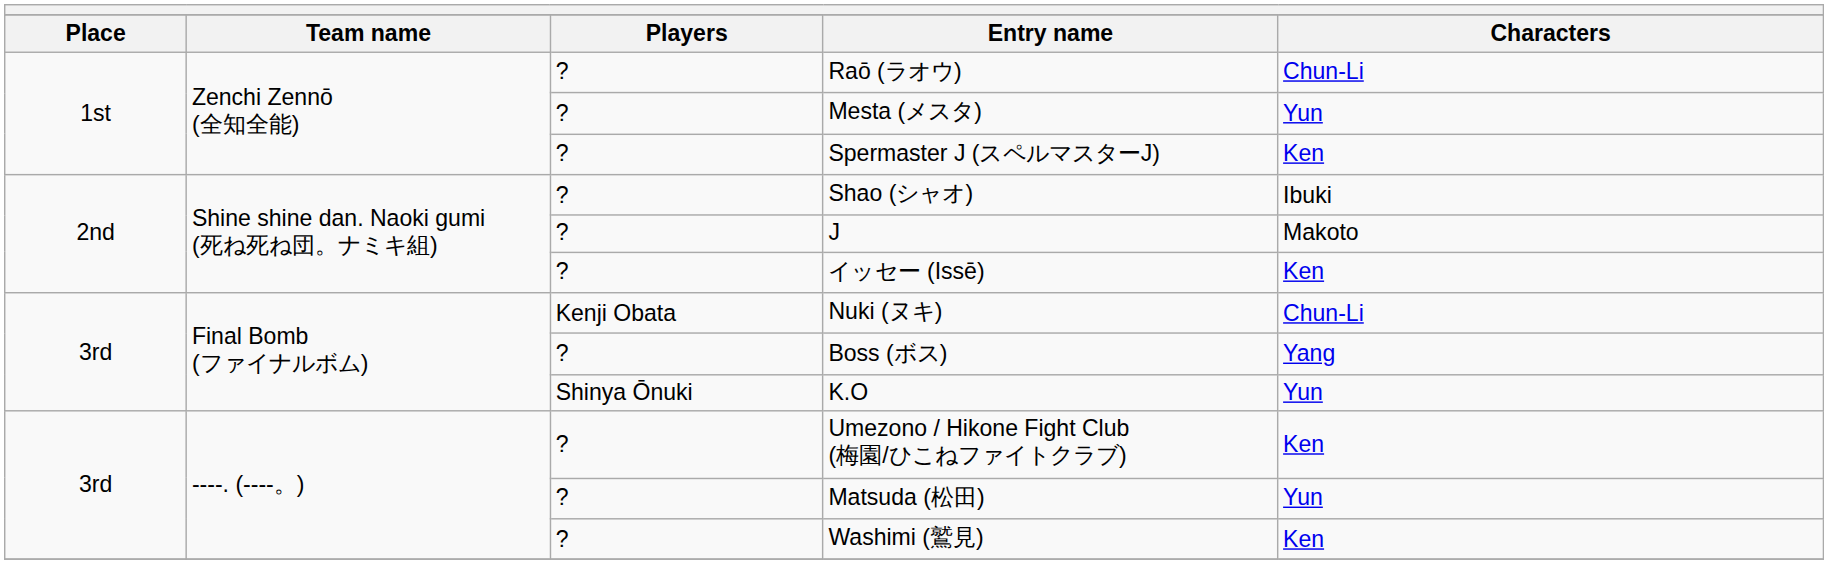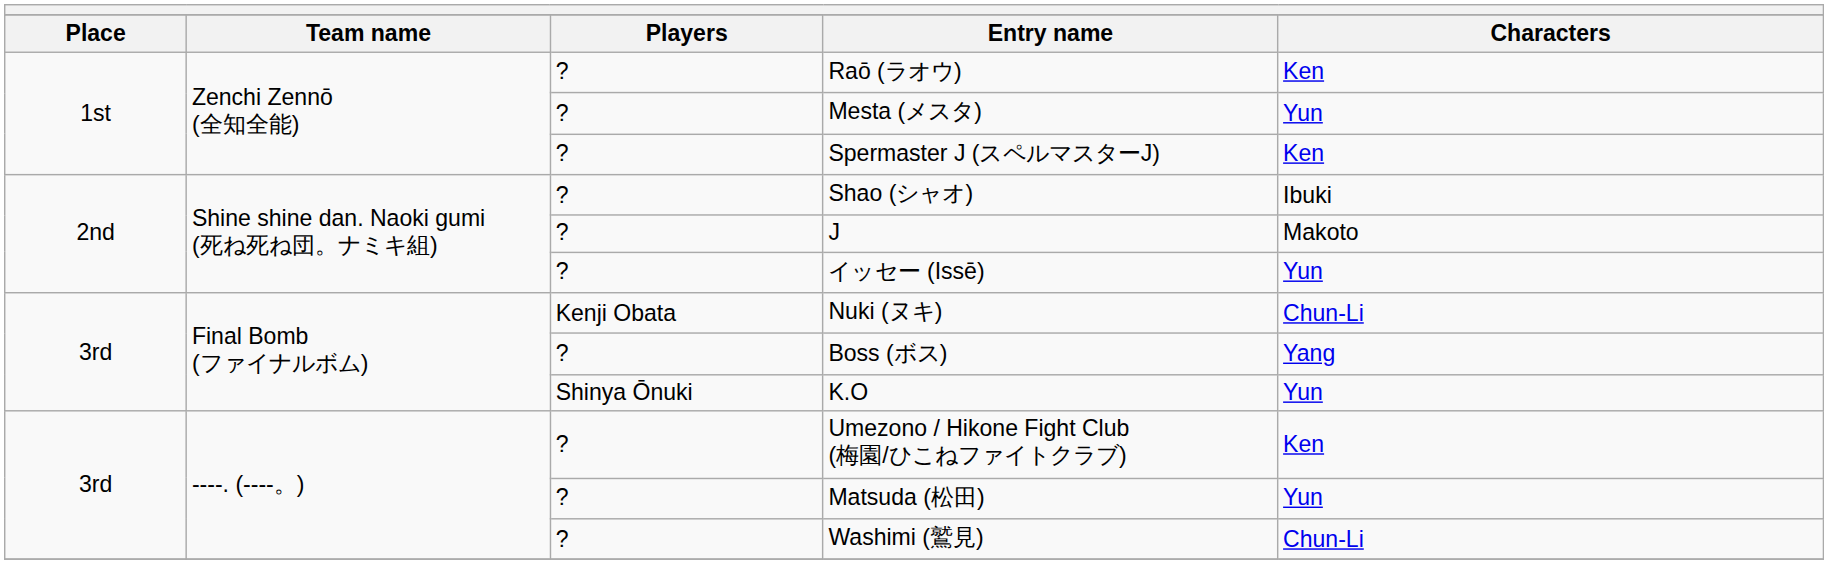(1323, 72) Chun-Li -> (1304, 72) Ken
(1304, 272) Ken -> (1303, 272) Yun
(1304, 538) Ken -> (1323, 538) Chun-Li
